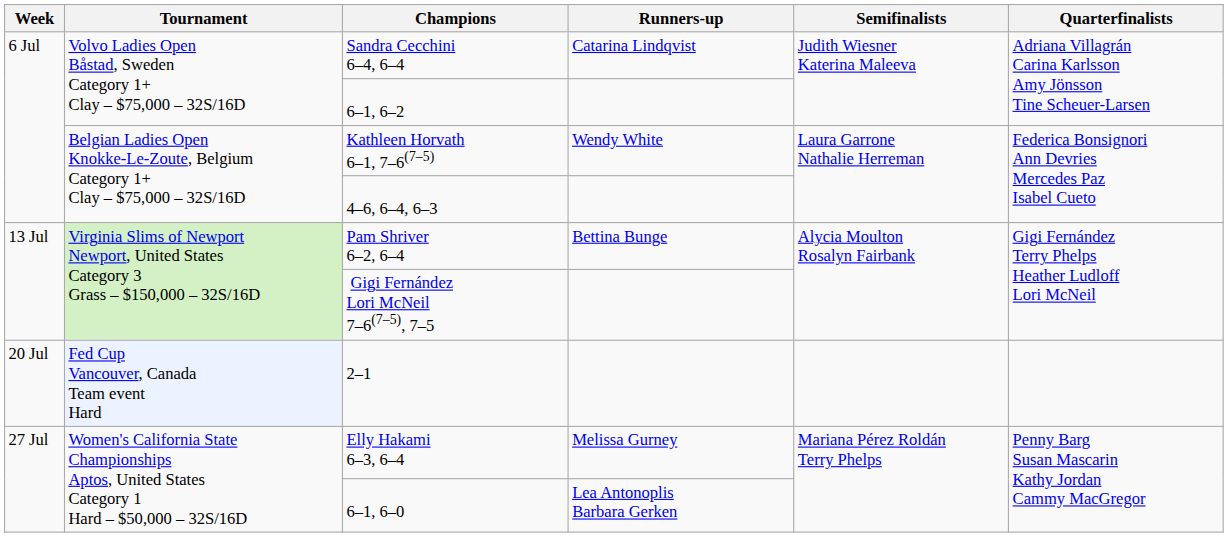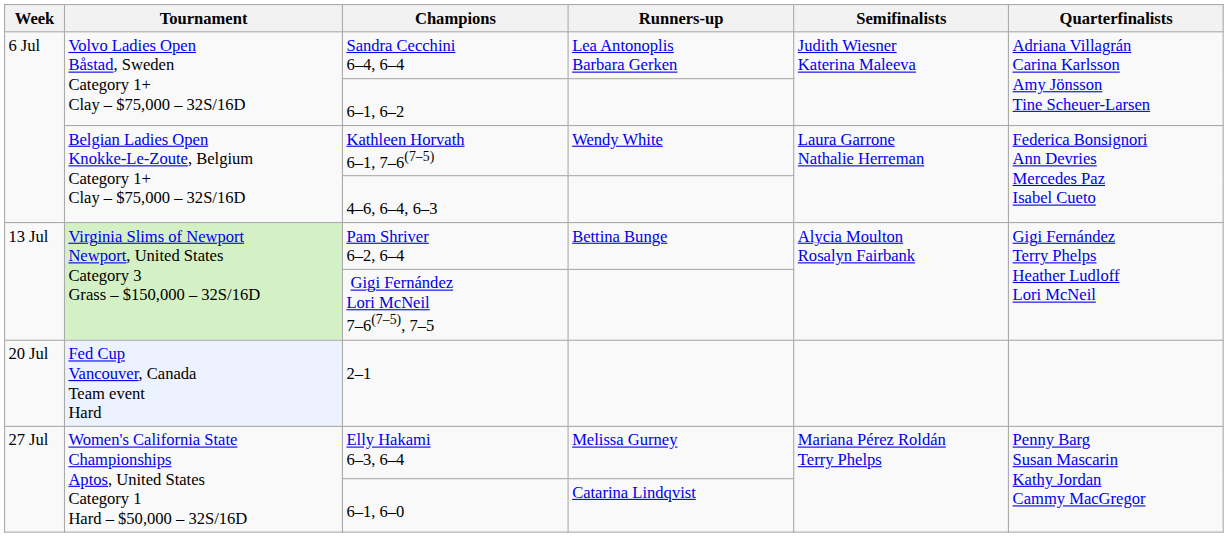(634, 45) Catarina Lindqvist -> (625, 55) Lea Antonoplis Barbara Gerken
(625, 502) Lea Antonoplis Barbara Gerken -> (634, 492) Catarina Lindqvist
